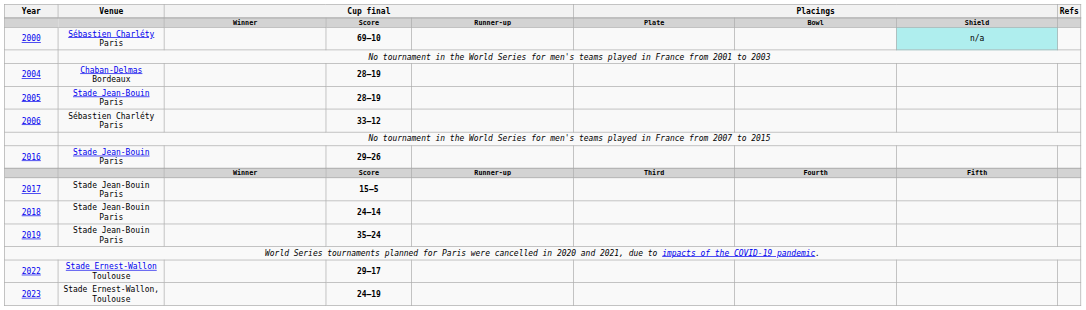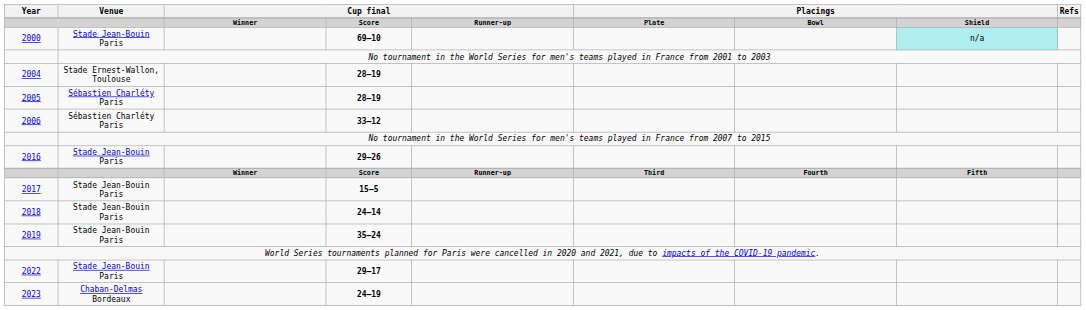(111, 38) Sébastien Charléty Paris -> (111, 38) Stade Jean-Bouin Paris
(111, 75) Chaban-Delmas Bordeaux -> (111, 75) Stade Ernest-Wallon, Toulouse
(111, 97) Stade Jean-Bouin Paris -> (111, 97) Sébastien Charléty Paris
(111, 271) Stade Ernest-Wallon Toulouse -> (111, 271) Stade Jean-Bouin Paris
(111, 294) Stade Ernest-Wallon, Toulouse -> (111, 294) Chaban-Delmas Bordeaux
